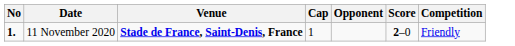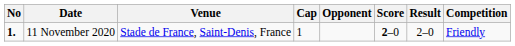+ column: (425, 13)
(211, 31) bold -> (206, 31) normal
